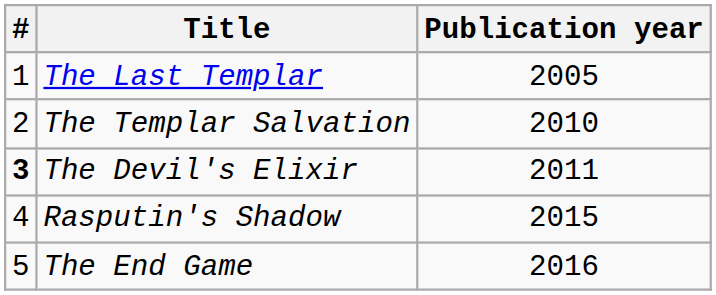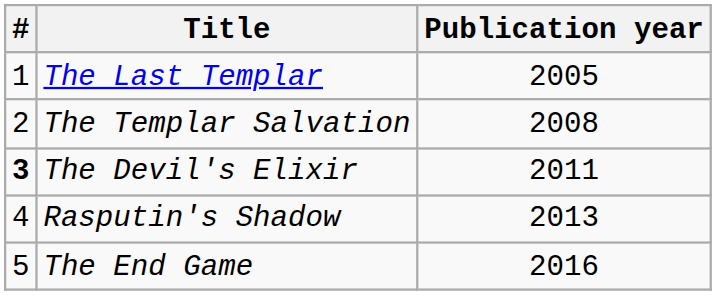(564, 124) 2010 -> (564, 124) 2008
(564, 219) 2015 -> (564, 219) 2013
